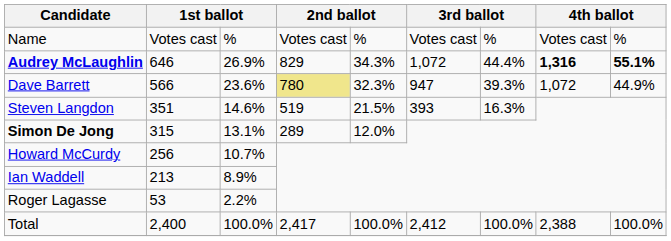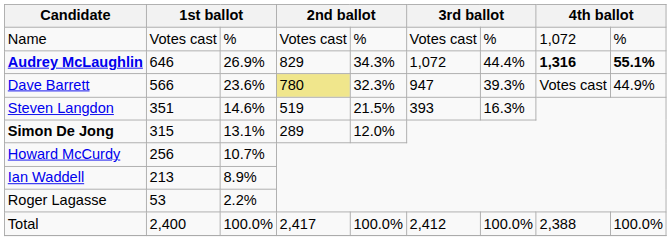(573, 39) Votes cast -> (558, 39) 1,072
(558, 85) 1,072 -> (573, 85) Votes cast
